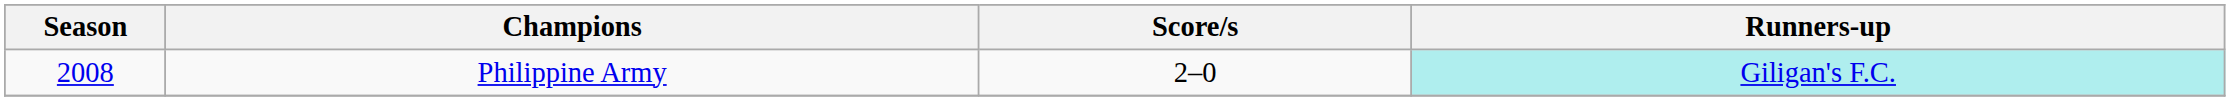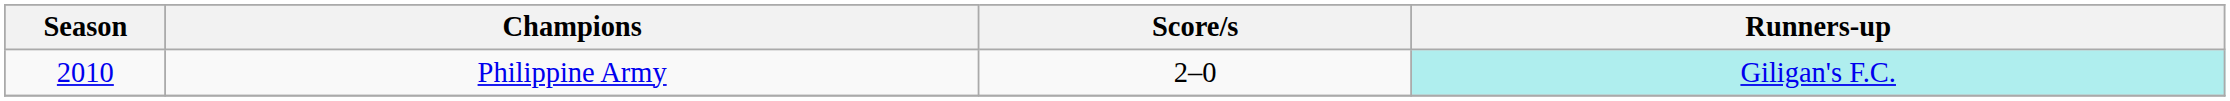(85, 72) 2008 -> (85, 72) 2010
